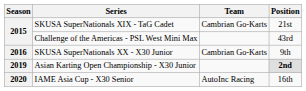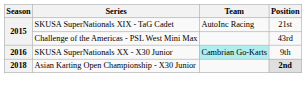(234, 24) Cambrian Go-Karts -> (228, 24) AutoInc Racing
(234, 51) no background -> (234, 51) paleturquoise background
(18, 65) 2019 -> (18, 65) 2018
- row: (84, 79)
